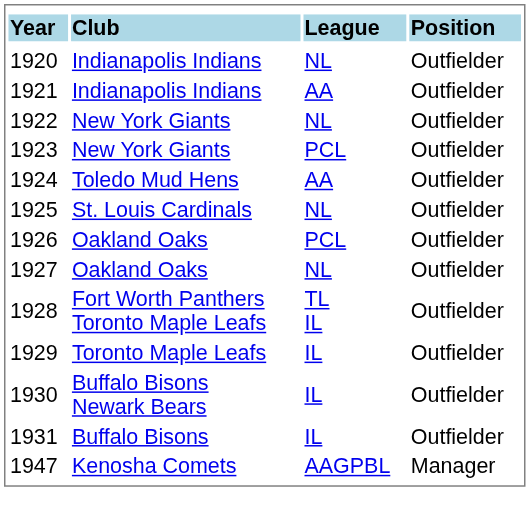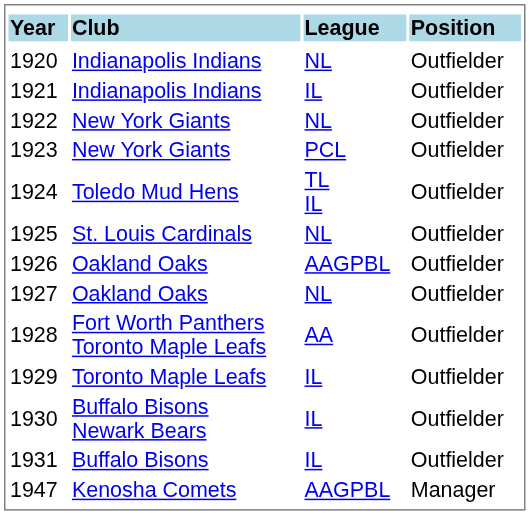(319, 90) AA -> (313, 90) IL
(319, 180) AA -> (317, 192) TL IL
(325, 239) PCL -> (347, 263) AAGPBL
(317, 311) TL IL -> (319, 335) AA
